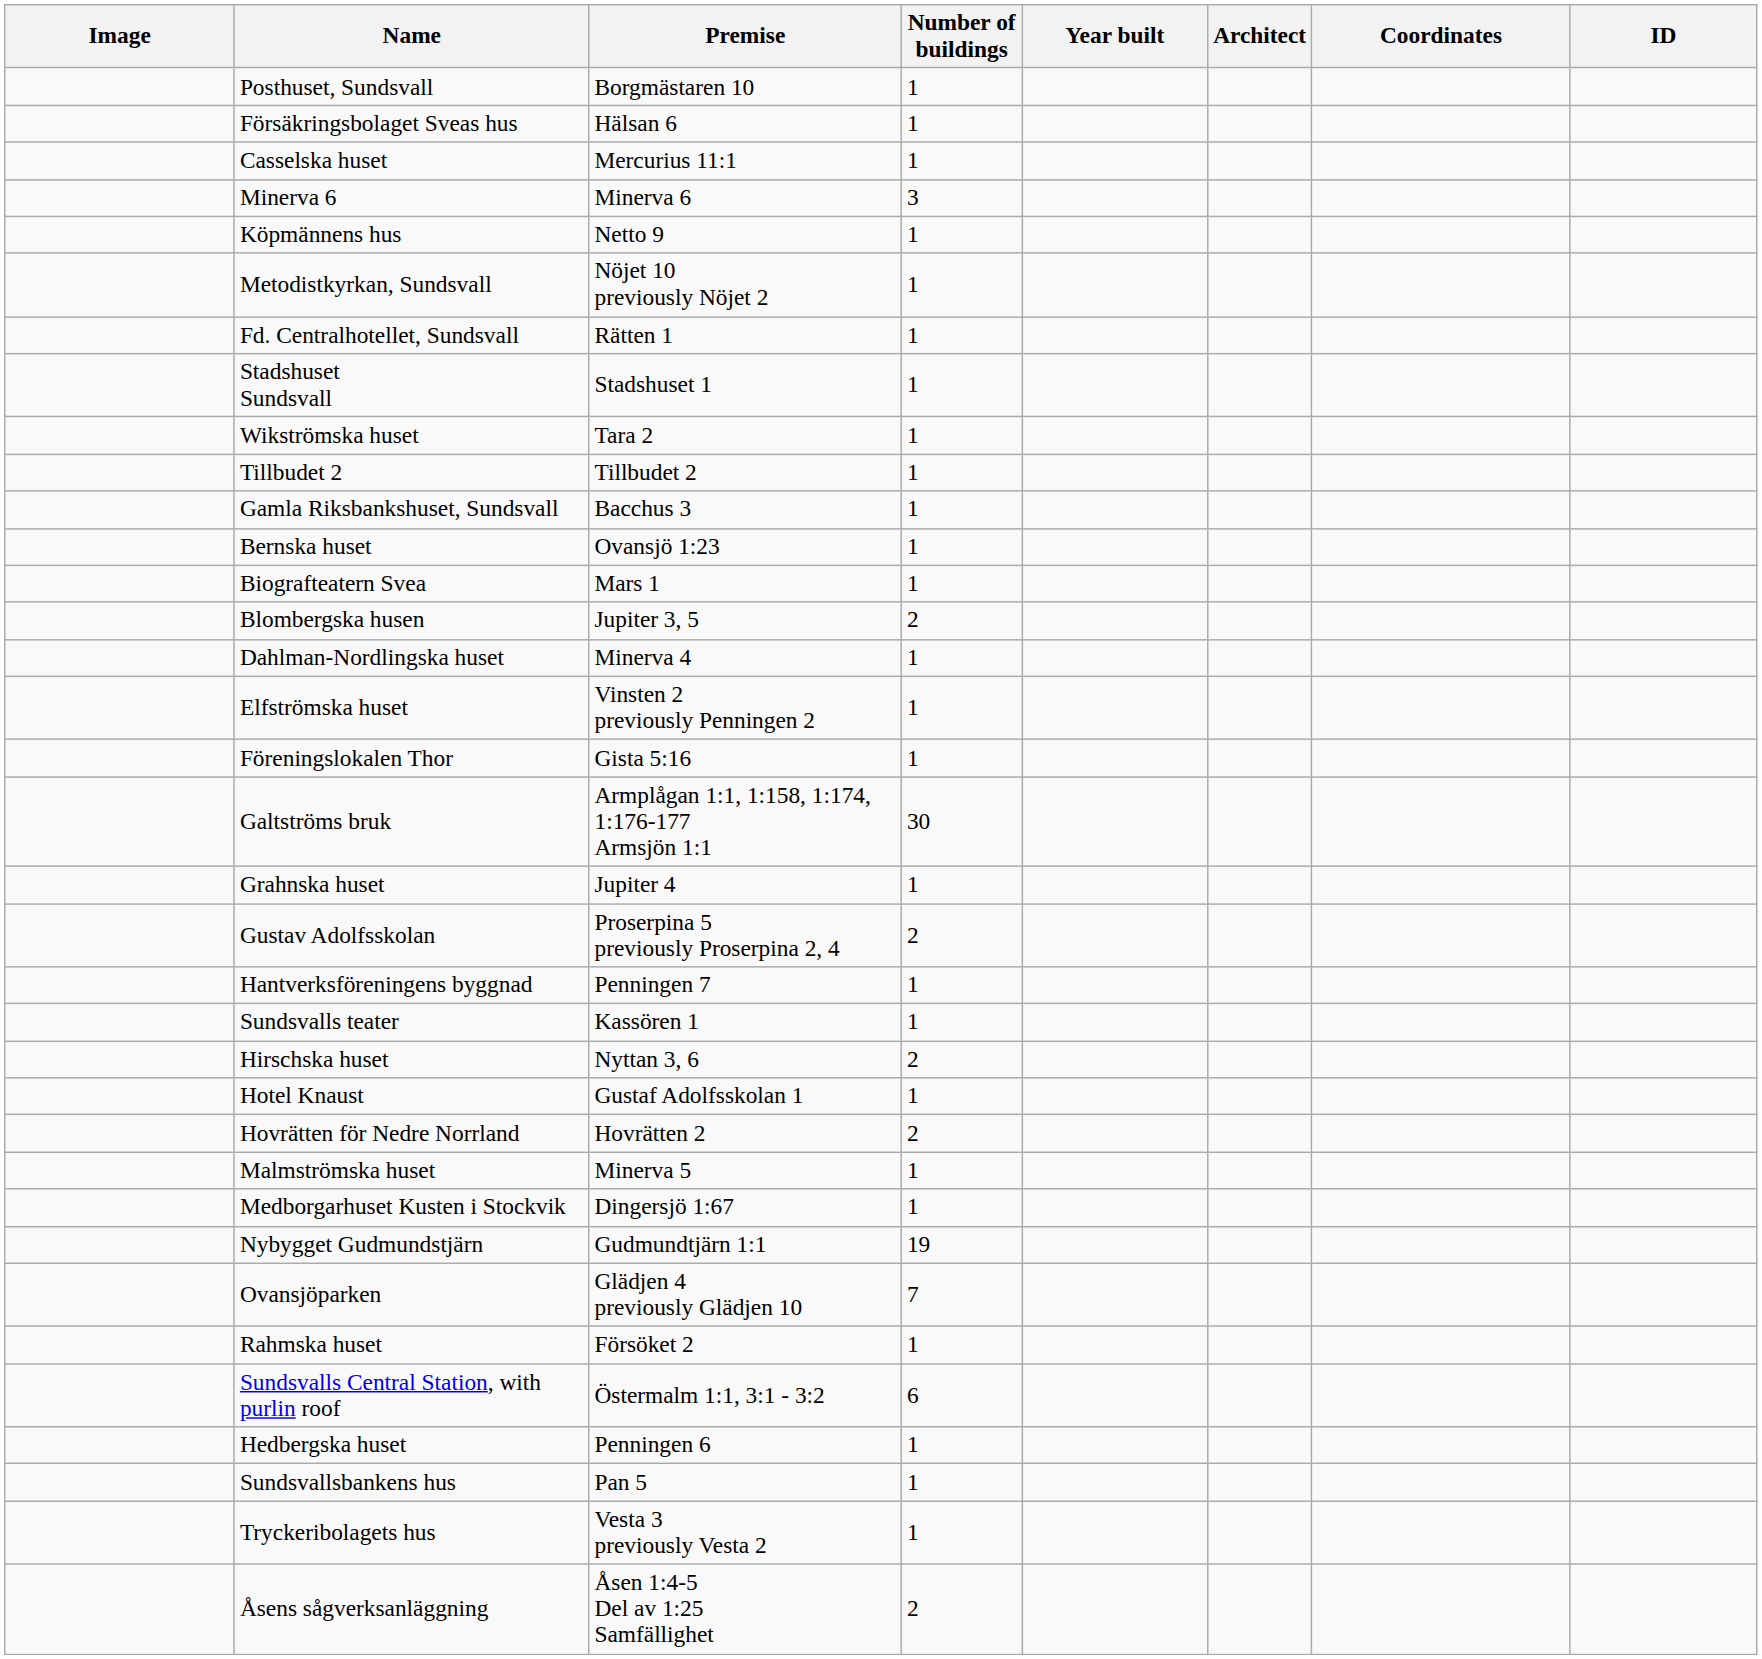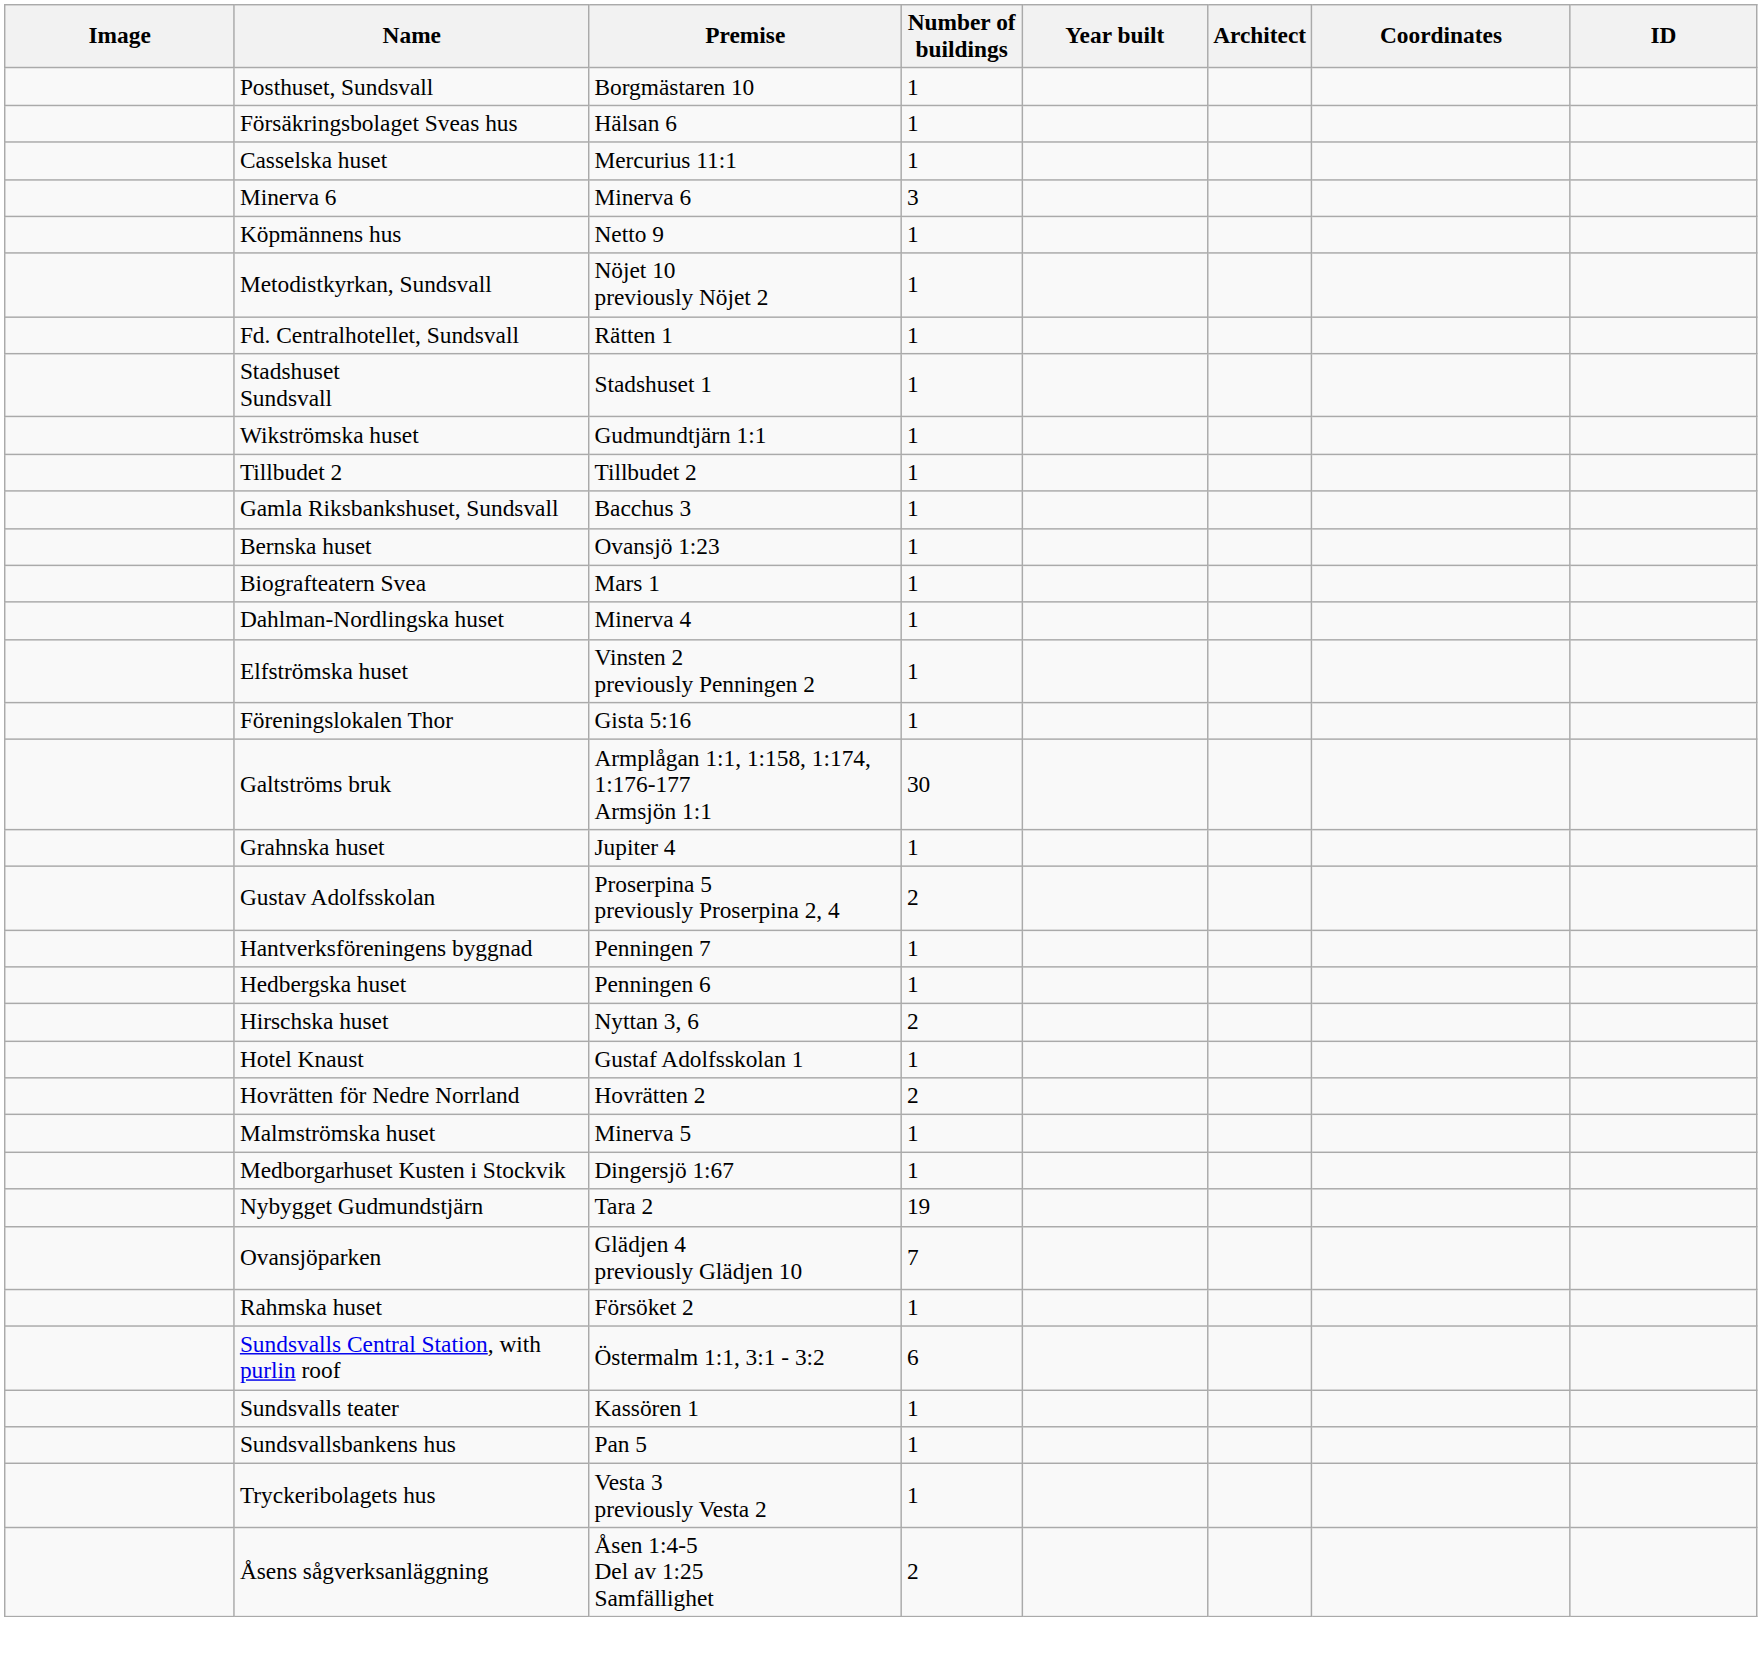(624, 435) Tara 2 -> (680, 435) Gudmundtjärn 1:1
- row: (332, 620)
rows swapped: (323, 1445) <-> (319, 1022)
(680, 1244) Gudmundtjärn 1:1 -> (624, 1207) Tara 2
